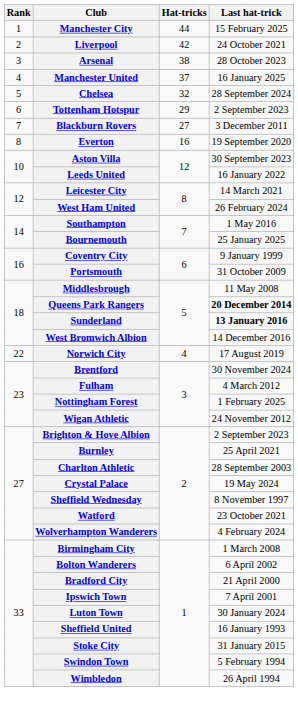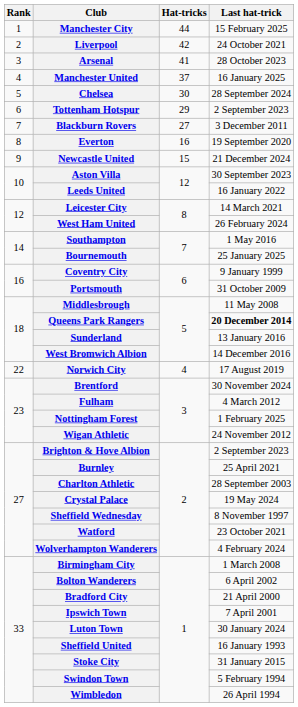(184, 61) 38 -> (184, 61) 41
(184, 93) 32 -> (184, 93) 30
+ row: (96, 158)
(251, 321) bold -> (251, 337) normal
